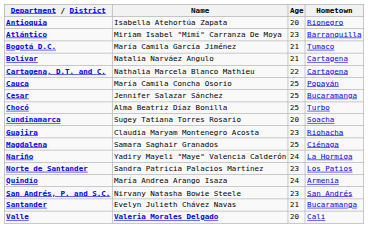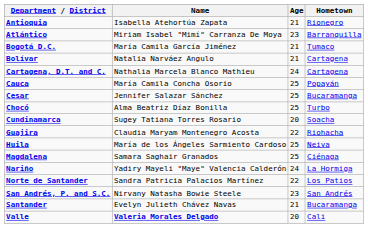(294, 23) 20 -> (294, 23) 21
(294, 72) 22 -> (294, 72) 24
(294, 132) 23 -> (294, 132) 22
+ row: (17, 145)
(294, 169) 23 -> (294, 181) 22
- row: (22, 181)
